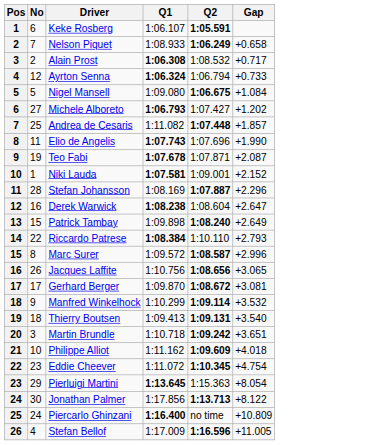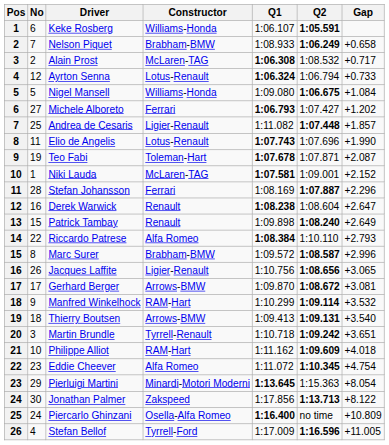+ column: (198, 13)
